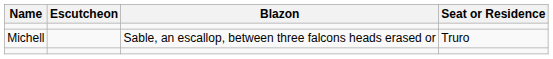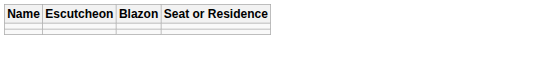- row: (26, 38)
